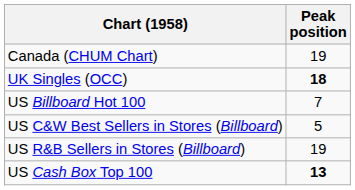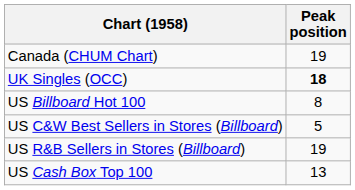(318, 102) 7 -> (318, 102) 8
(318, 172) bold -> (318, 172) normal
